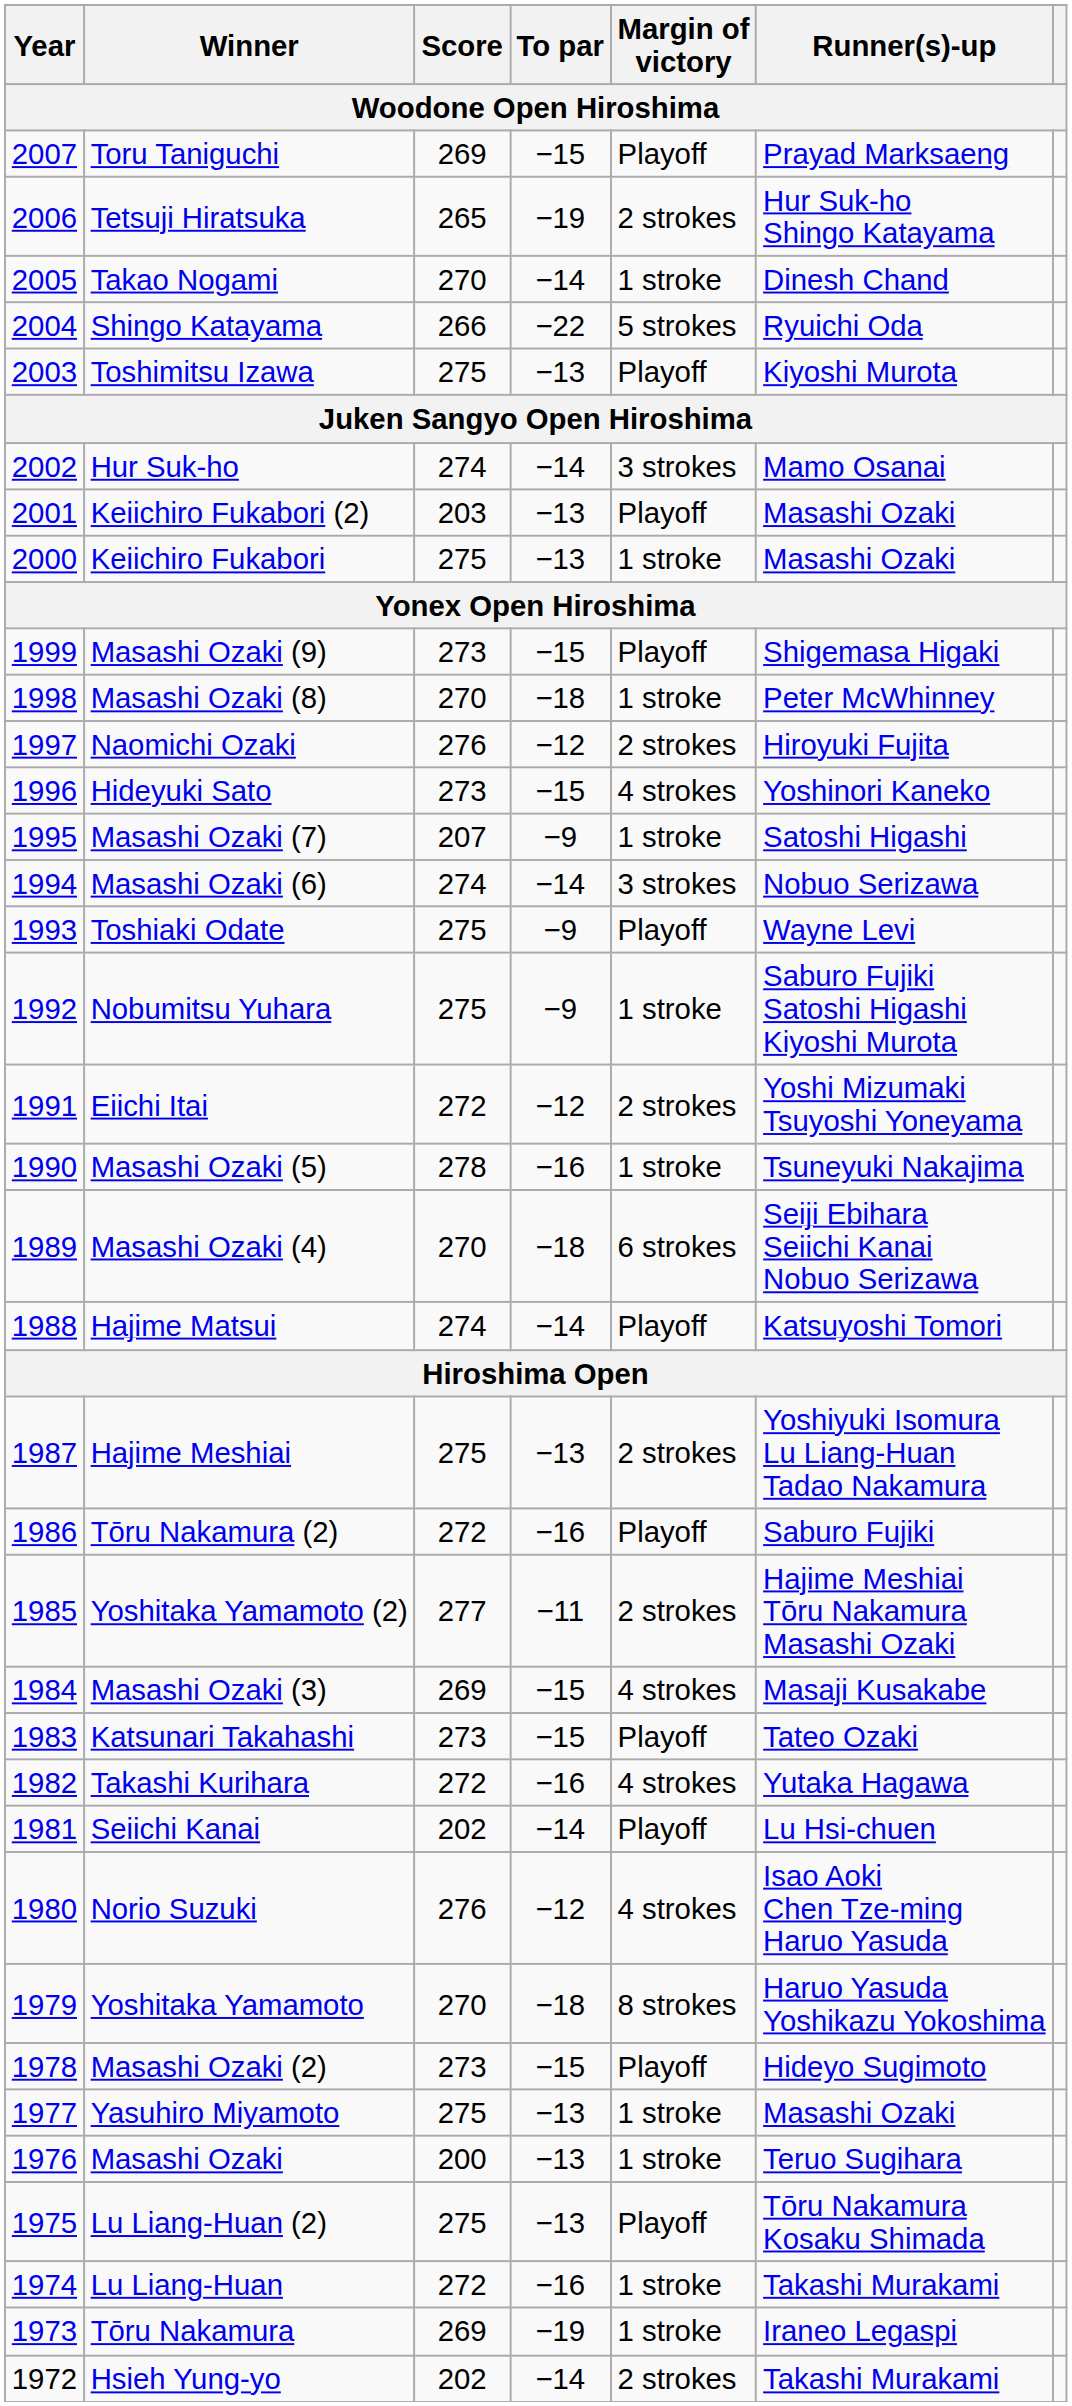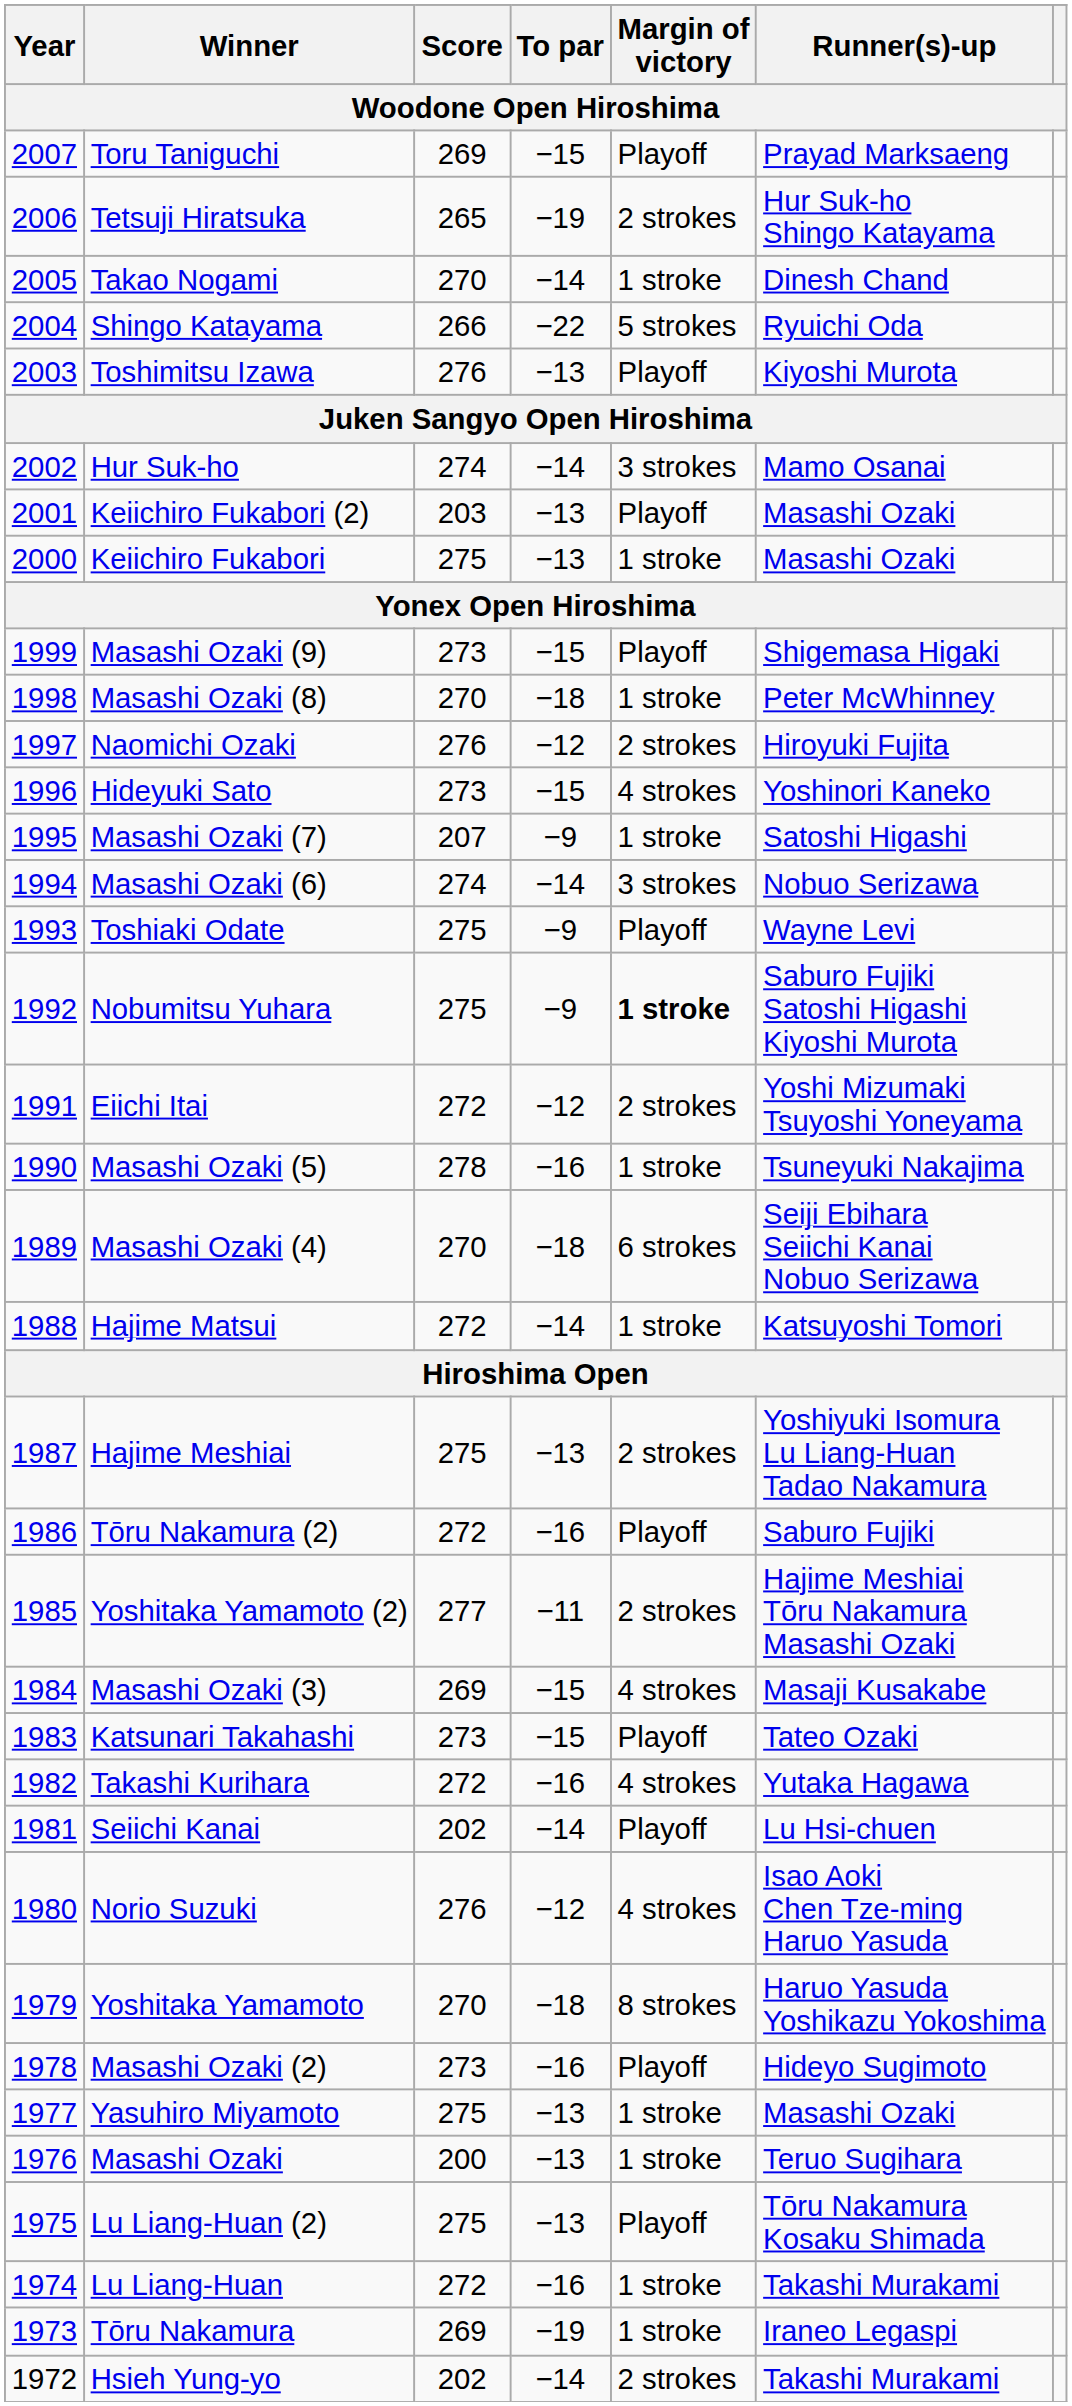(462, 373) 275 -> (462, 373) 276
(670, 1009) normal -> (674, 1009) bold
(462, 1326) 274 -> (462, 1326) 272
(662, 1326) Playoff -> (670, 1326) 1 stroke
(560, 2067) −15 -> (560, 2067) −16
